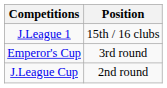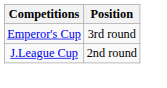- row: (44, 33)
